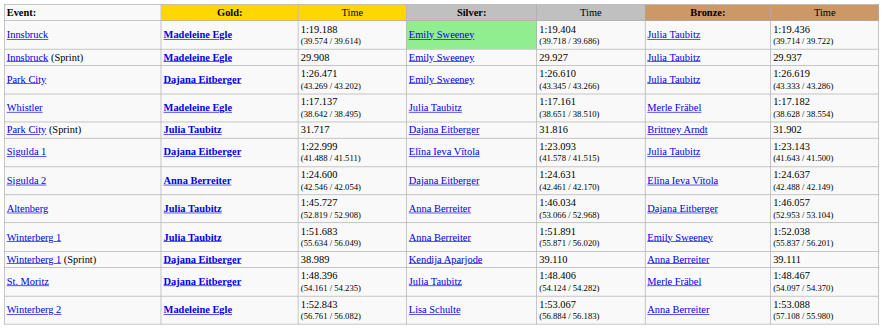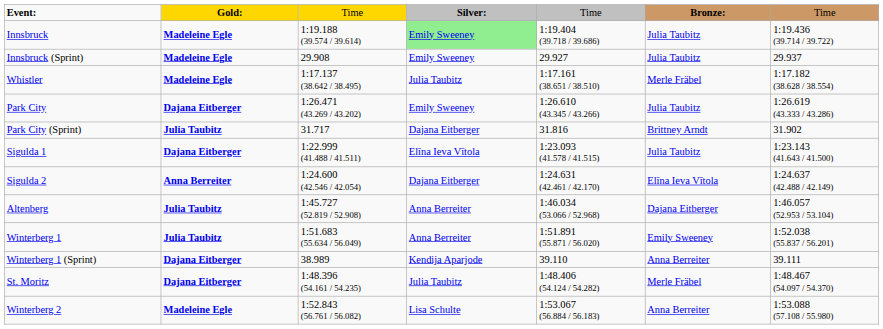rows swapped: (25, 107) <-> (27, 79)
